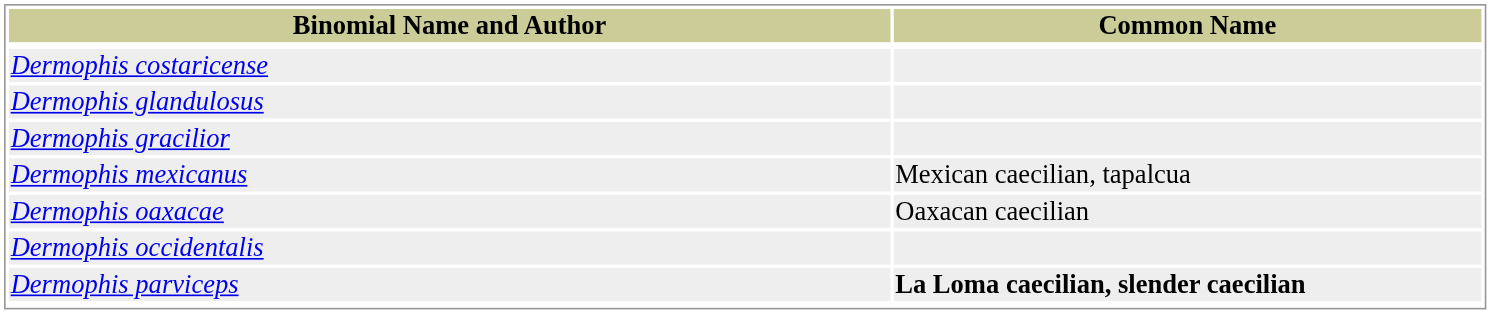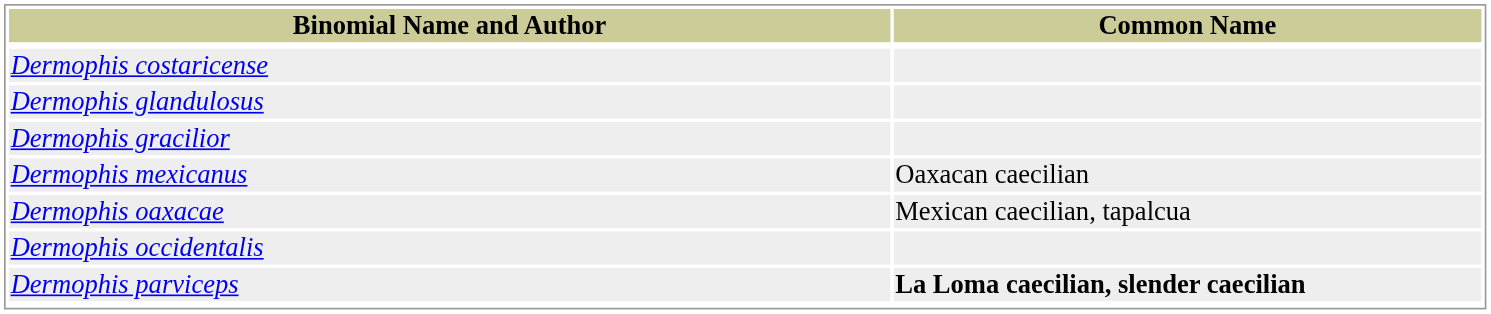(1043, 174) Mexican caecilian, tapalcua -> (992, 174) Oaxacan caecilian
(992, 211) Oaxacan caecilian -> (1043, 211) Mexican caecilian, tapalcua
